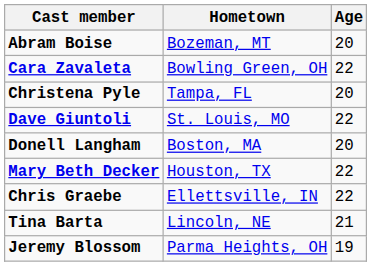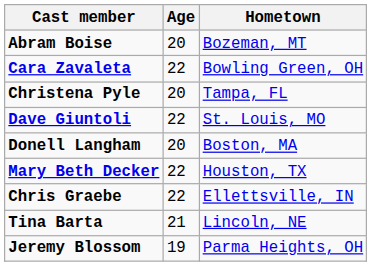columns swapped: (349, 17) <-> (247, 17)
